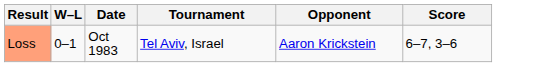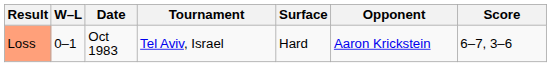+ column: (303, 15)
